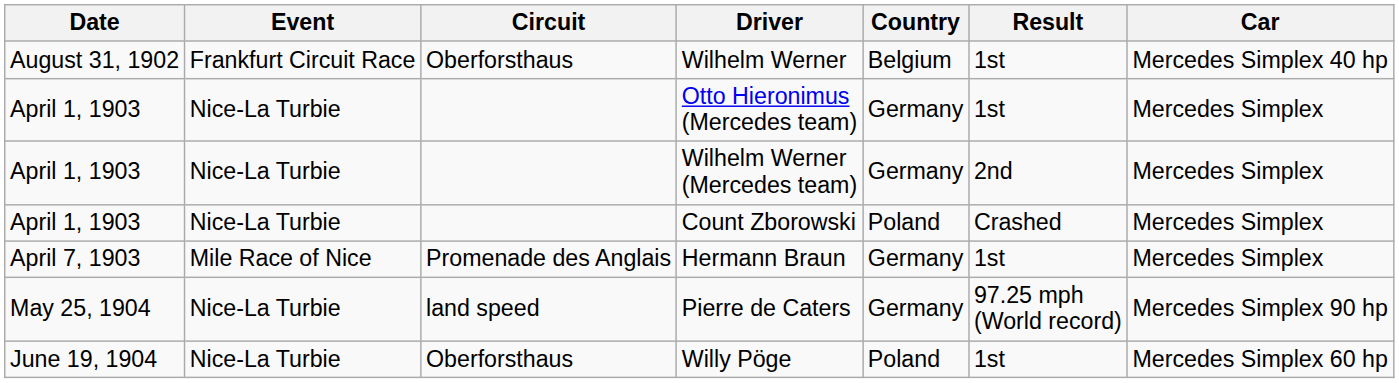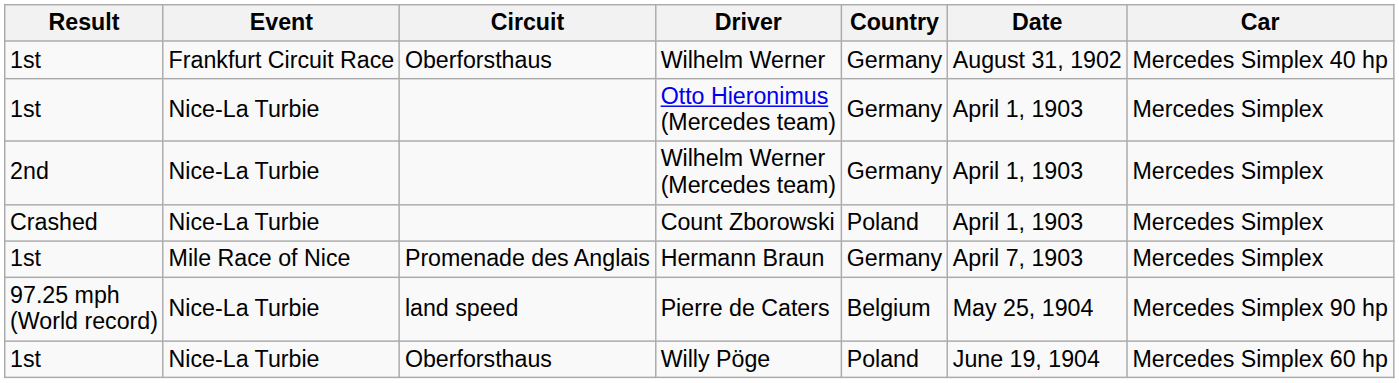columns swapped: (95, 22) <-> (1048, 22)
(910, 59) Belgium -> (894, 59) Germany
(916, 308) Germany -> (889, 308) Belgium
